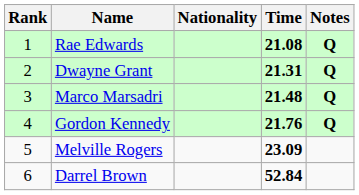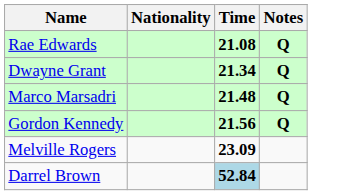- column: (28, 17)
(284, 70) 21.31 -> (237, 70) 21.34
(284, 123) 21.76 -> (237, 123) 21.56
(284, 176) no background -> (237, 176) lightblue background
